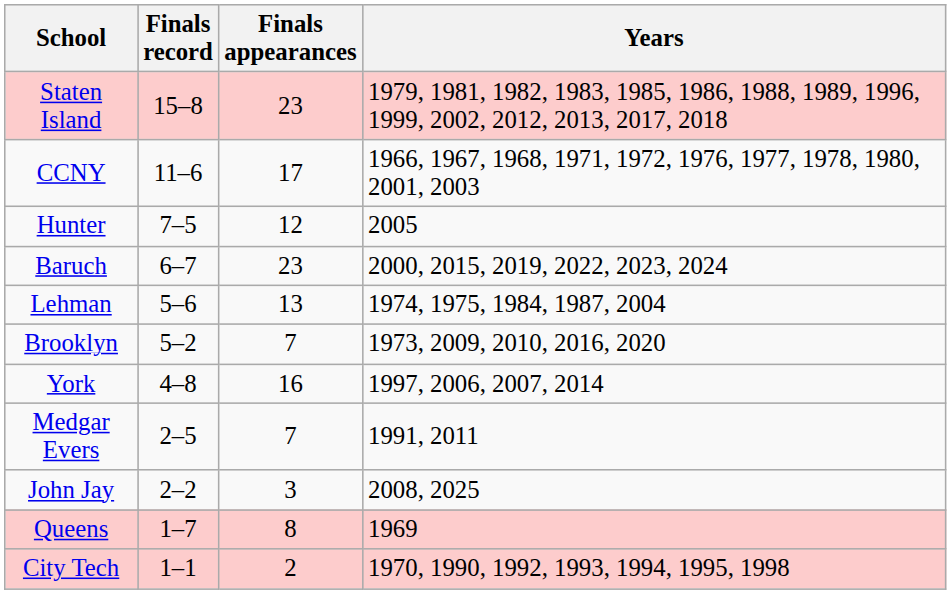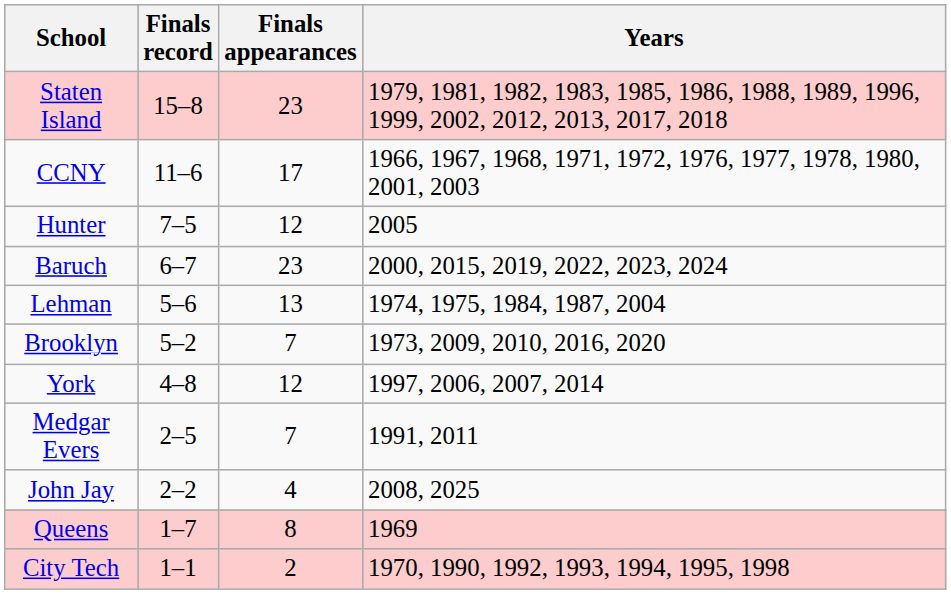(290, 383) 16 -> (290, 383) 12
(290, 489) 3 -> (290, 489) 4
